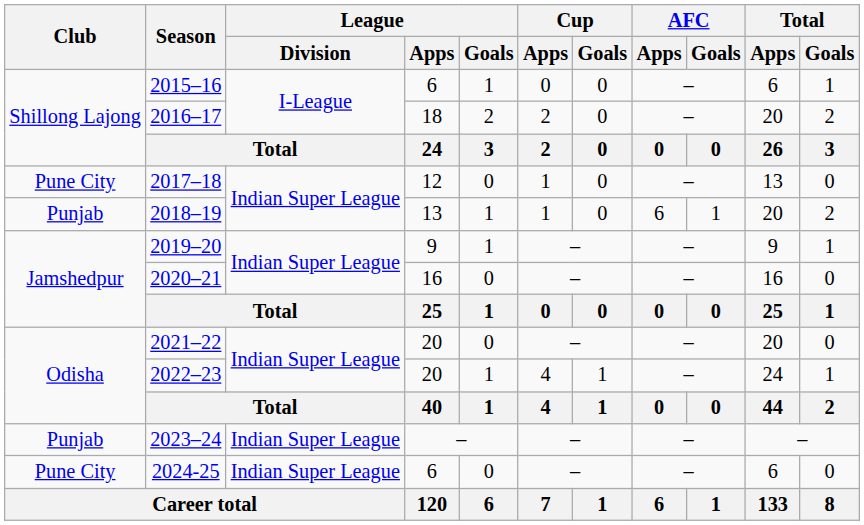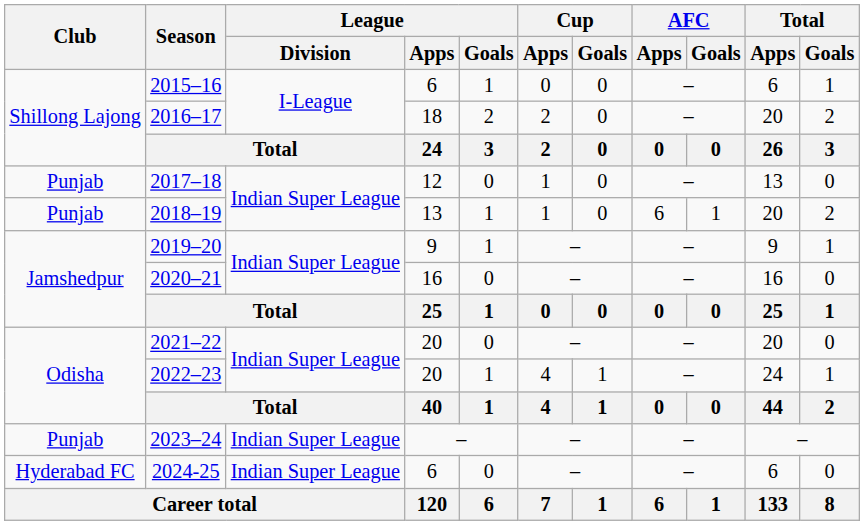(75, 181) Pune City -> (75, 181) Punjab
(75, 471) Pune City -> (75, 471) Hyderabad FC
